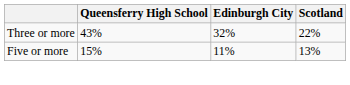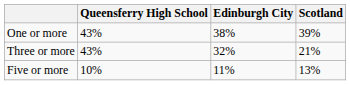+ row: (37, 32)
(310, 32) 22% -> (310, 51) 21%
(91, 51) 15% -> (91, 70) 10%
